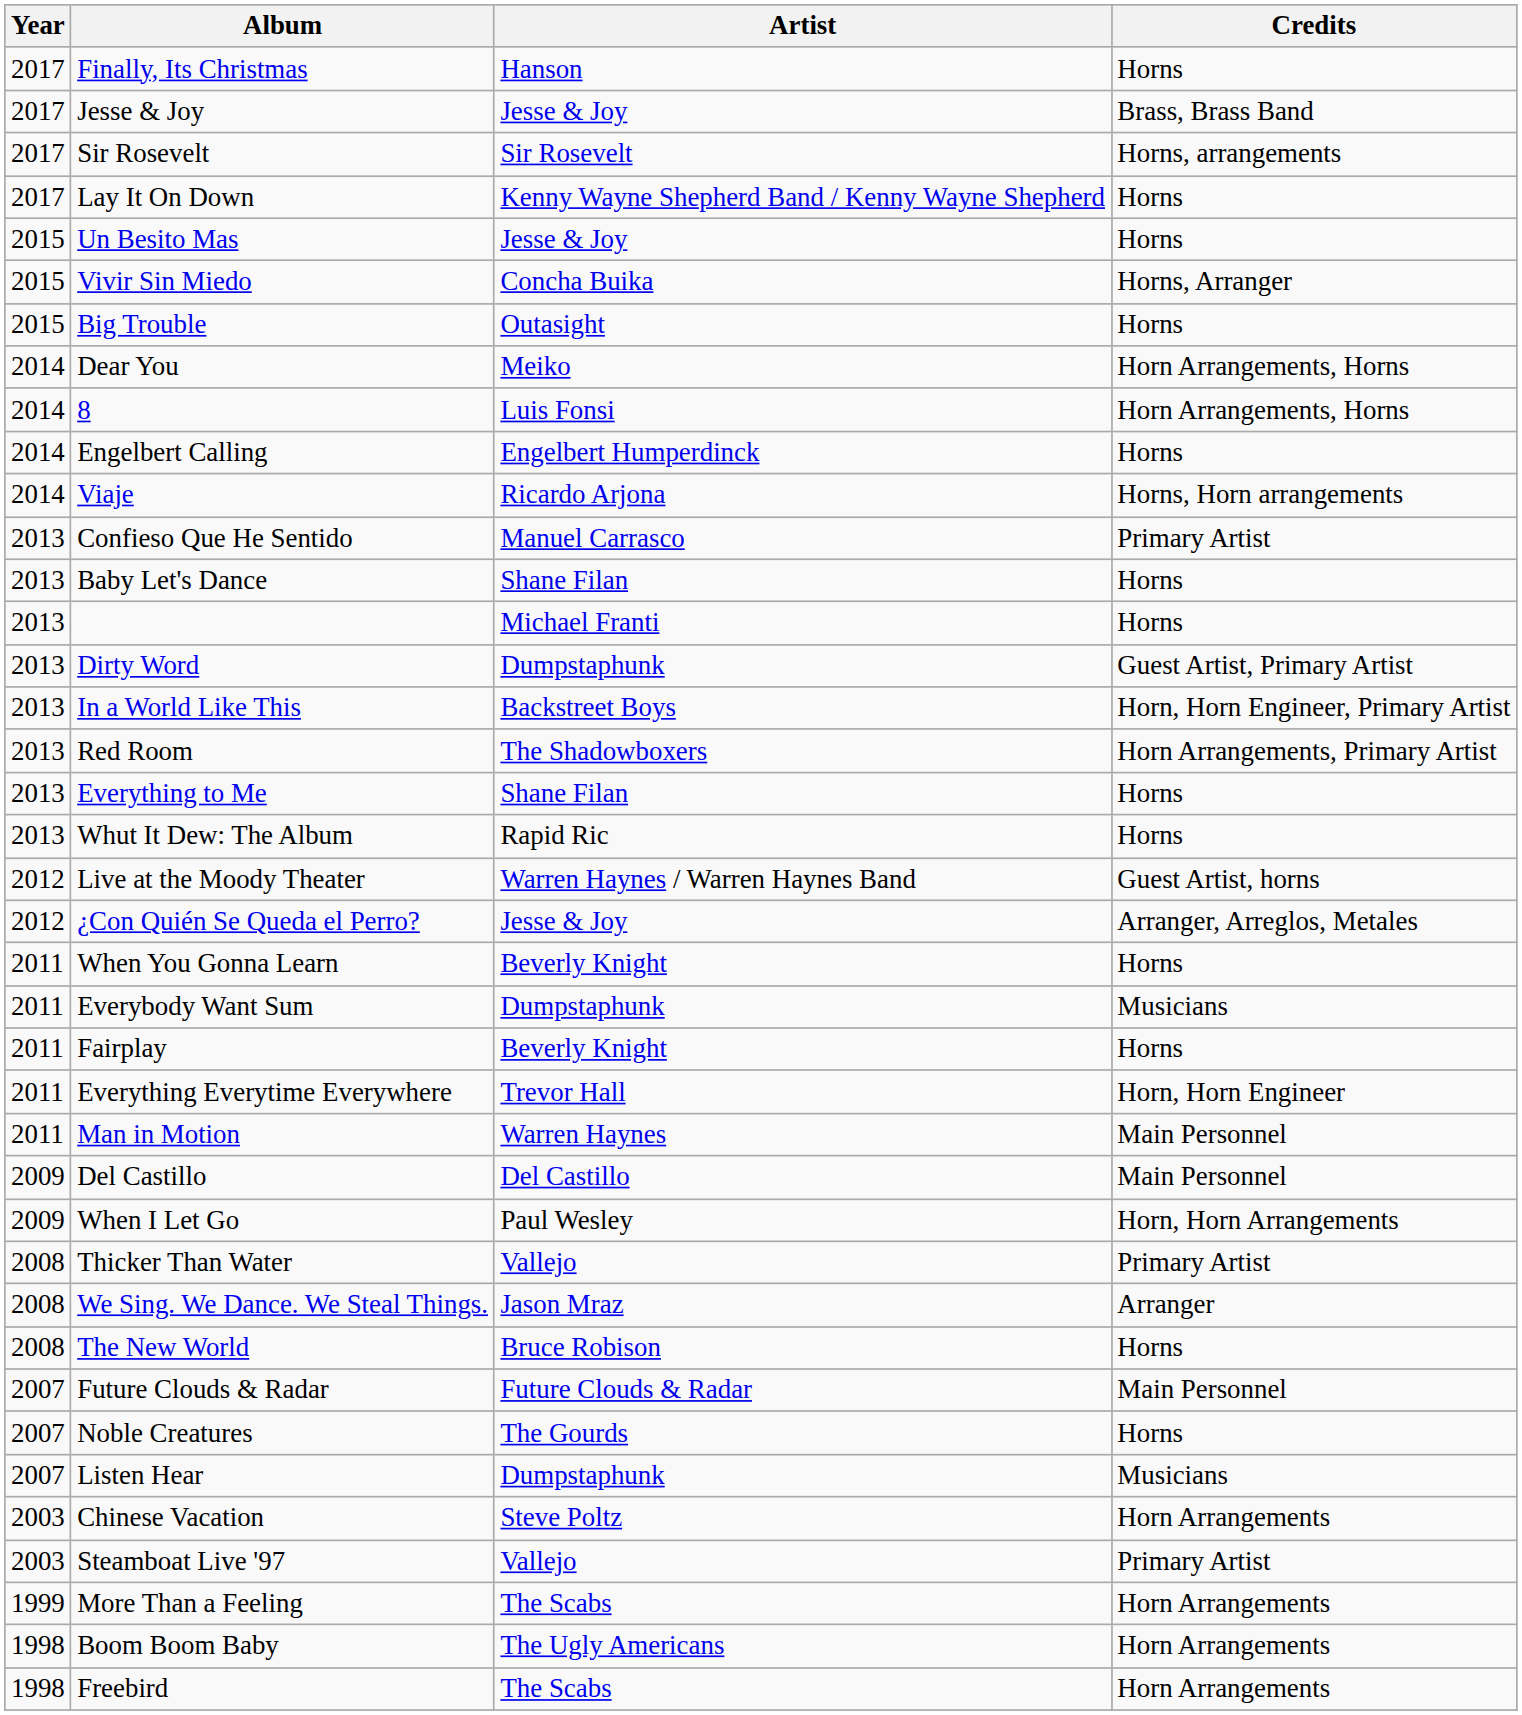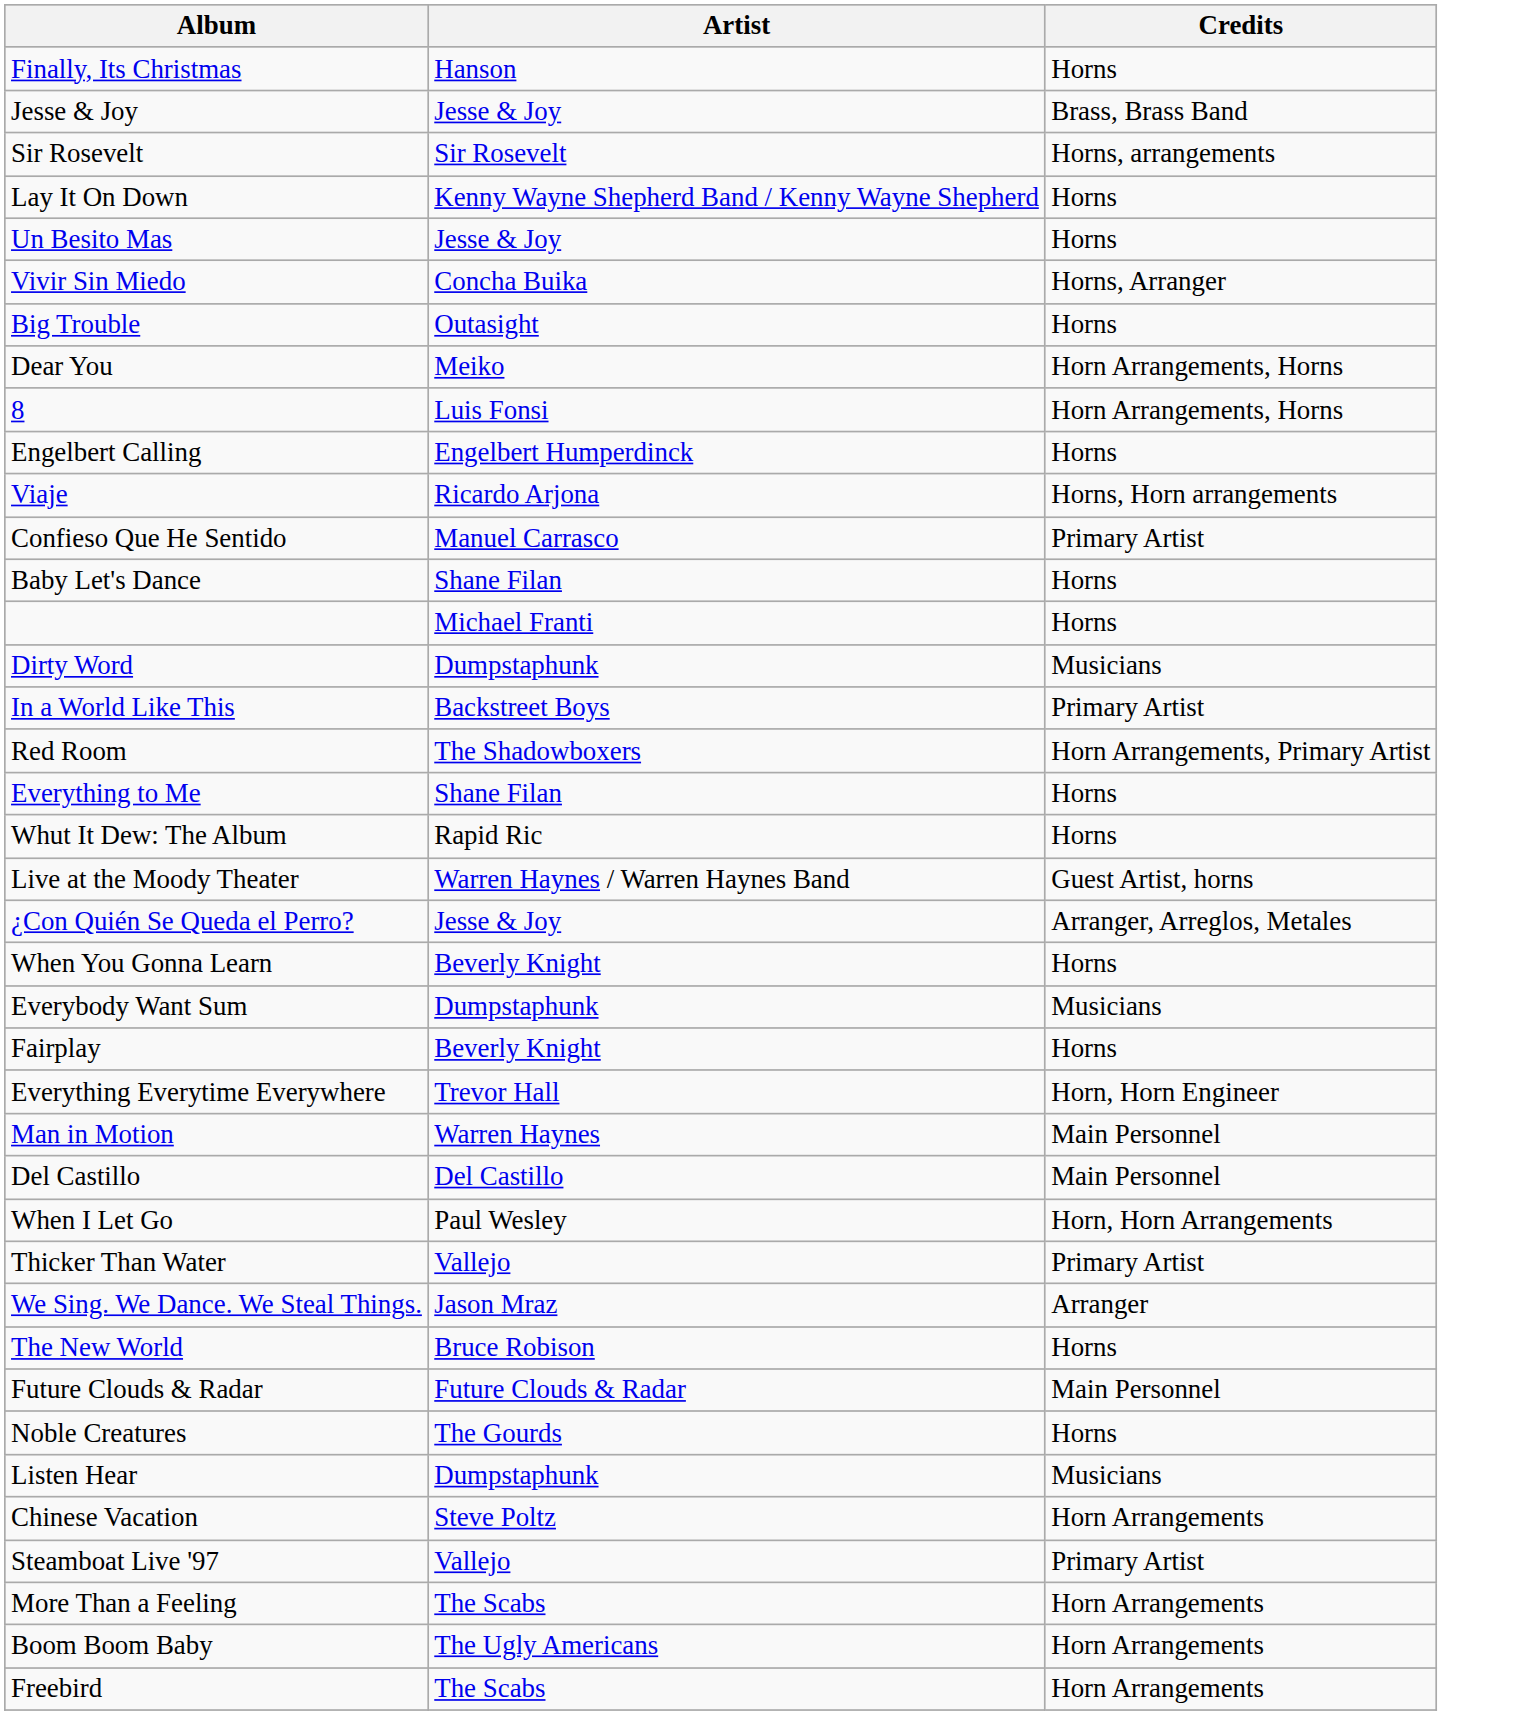- column: (38, 25)
(1265, 665) Guest Artist, Primary Artist -> (1106, 665) Musicians
(1314, 707) Horn, Horn Engineer, Primary Artist -> (1128, 707) Primary Artist
